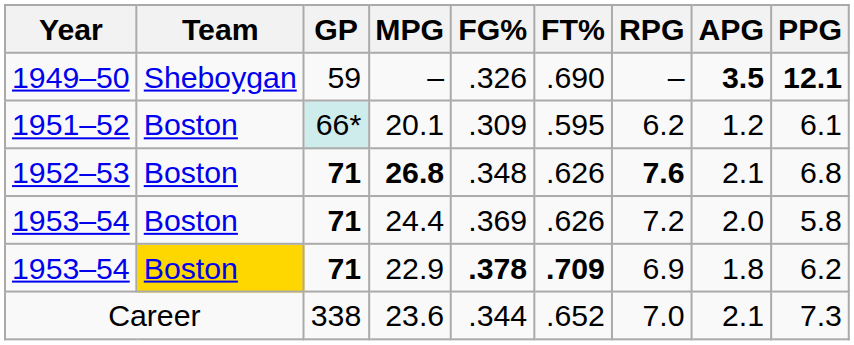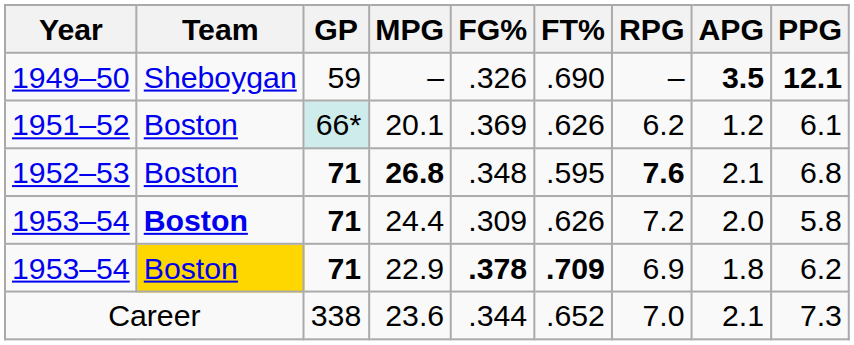(498, 125) .309 -> (498, 125) .369
(576, 125) .595 -> (576, 125) .626
(576, 173) .626 -> (576, 173) .595
(191, 221) normal -> (196, 221) bold
(498, 221) .369 -> (498, 221) .309
